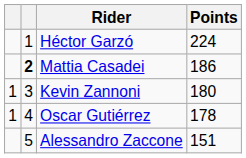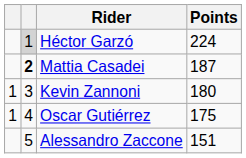(28, 42) no background -> (28, 42) lightgrey background
(203, 67) 186 -> (203, 67) 187
(203, 116) 178 -> (203, 116) 175
